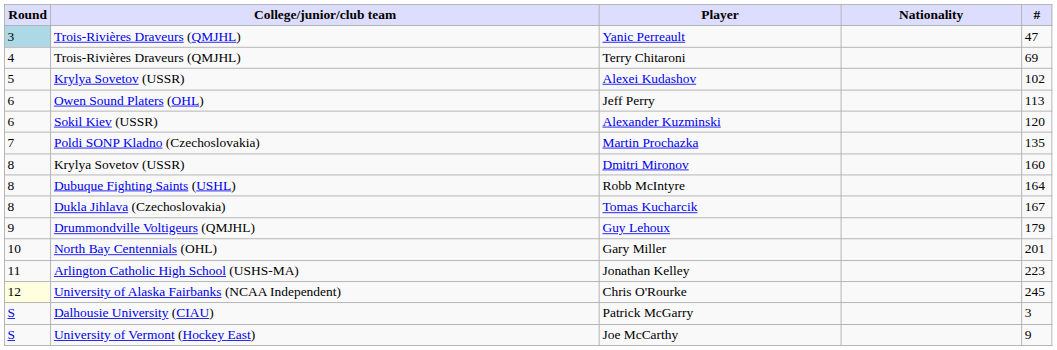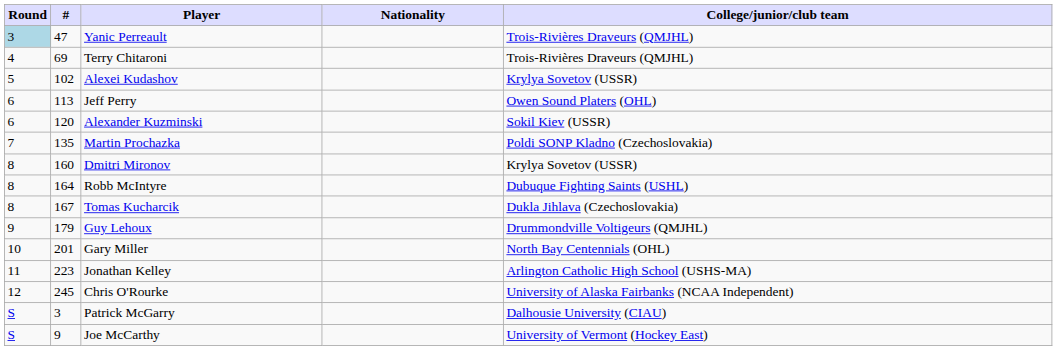columns swapped: (1037, 15) <-> (325, 15)
(14, 292) lightyellow background -> (14, 292) no background
